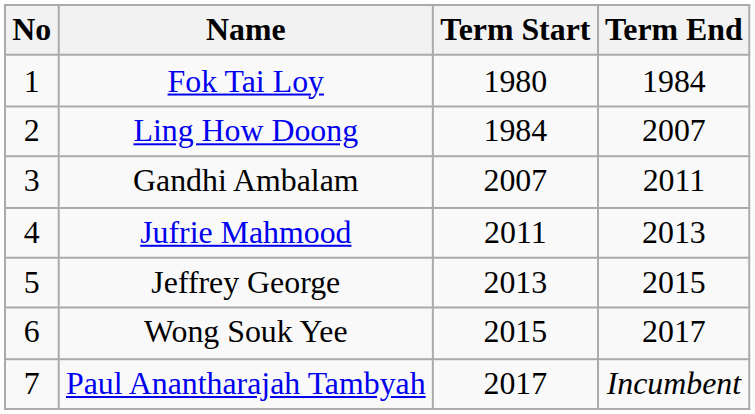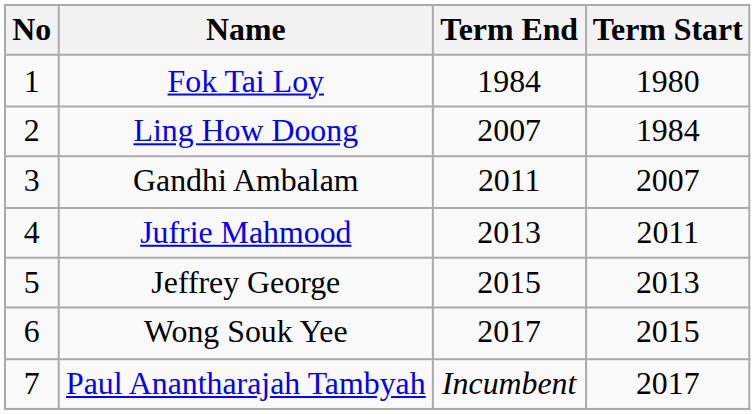columns swapped: (515, 29) <-> (674, 29)
